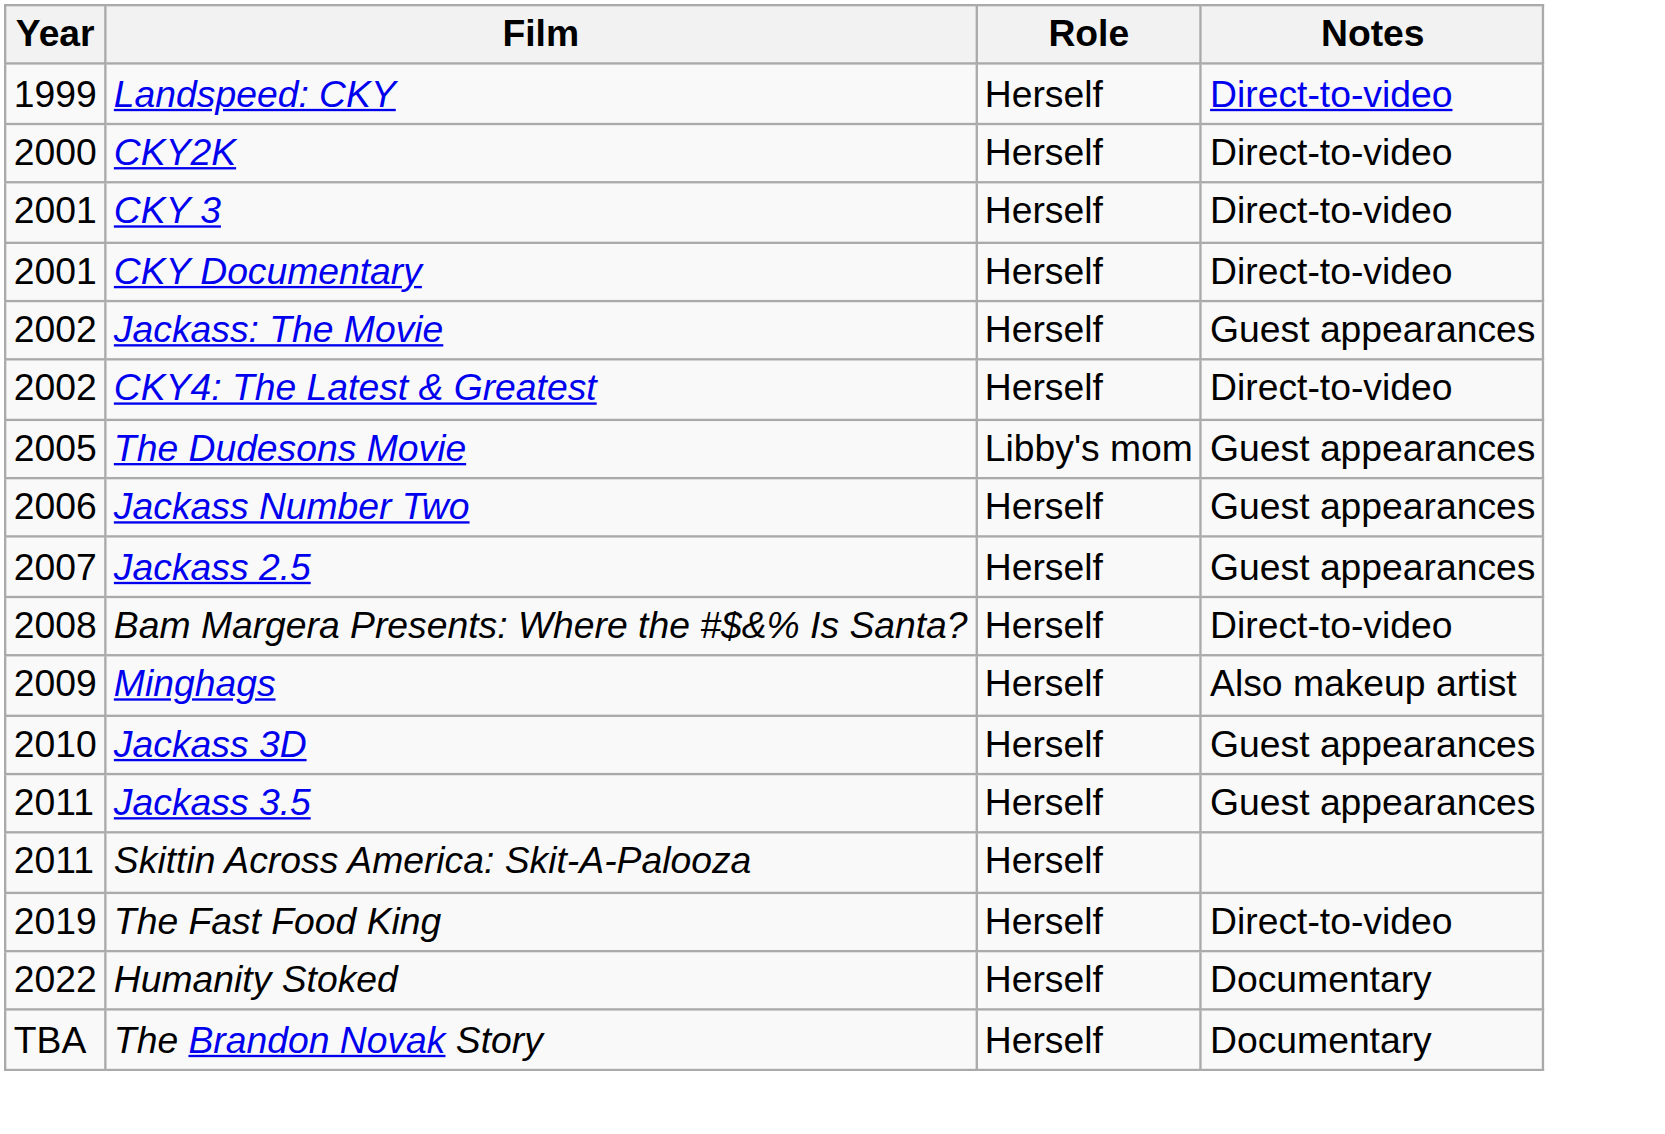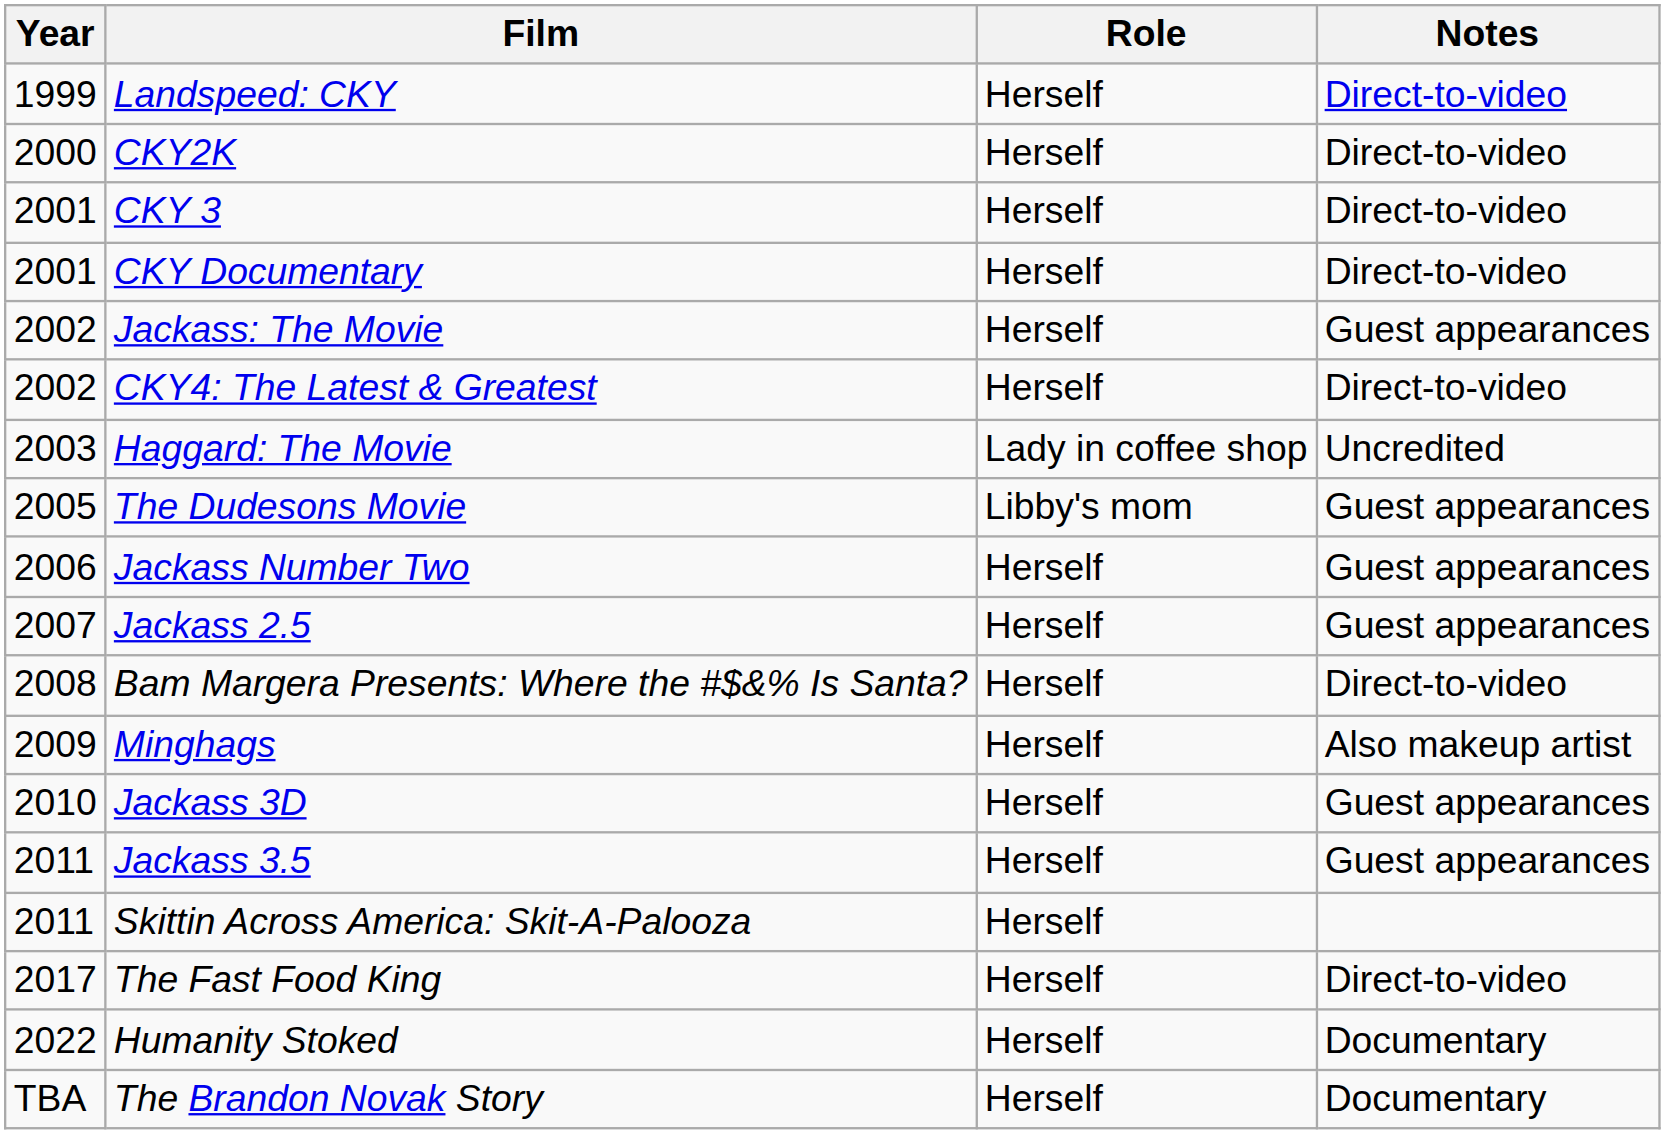+ row: (283, 447)
(55, 920) 2019 -> (55, 980) 2017
